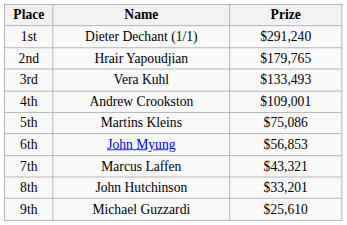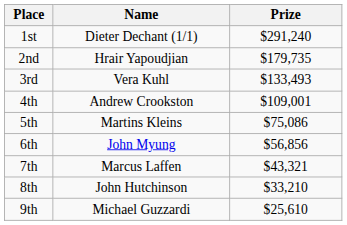(286, 58) $179,765 -> (286, 58) $179,735
(286, 144) $56,853 -> (286, 144) $56,856
(286, 187) $33,201 -> (286, 187) $33,210
